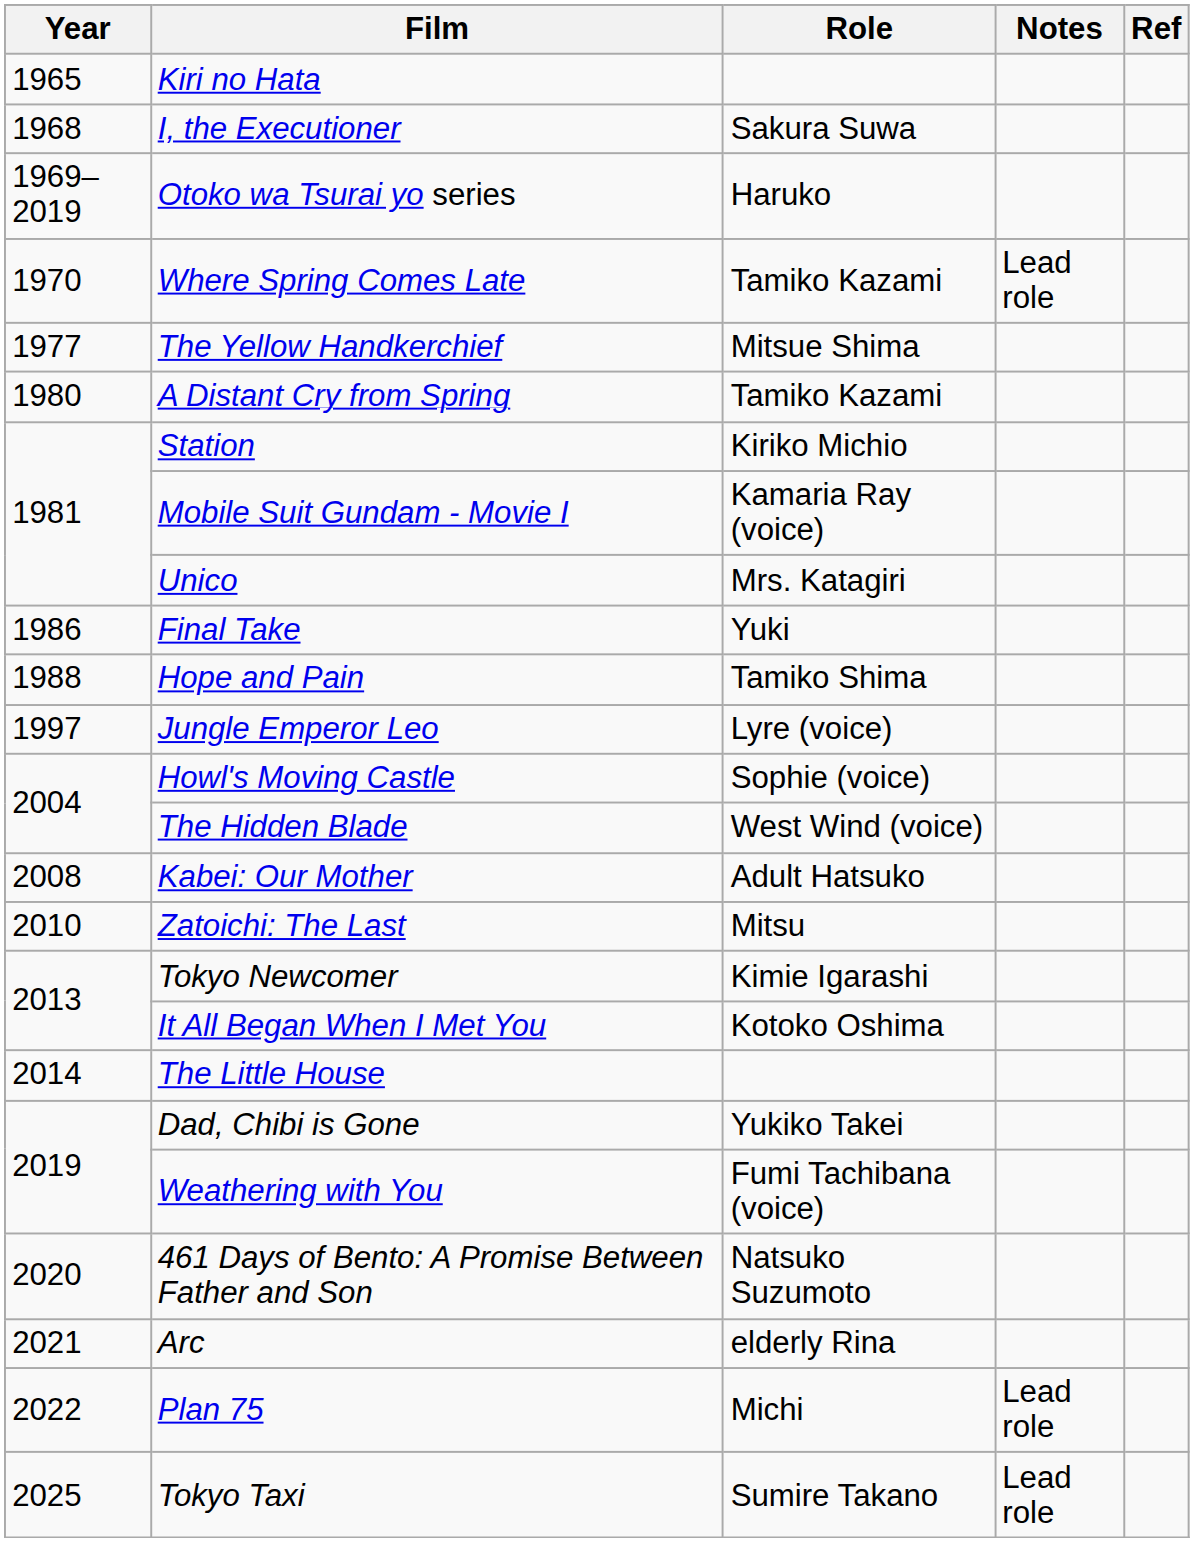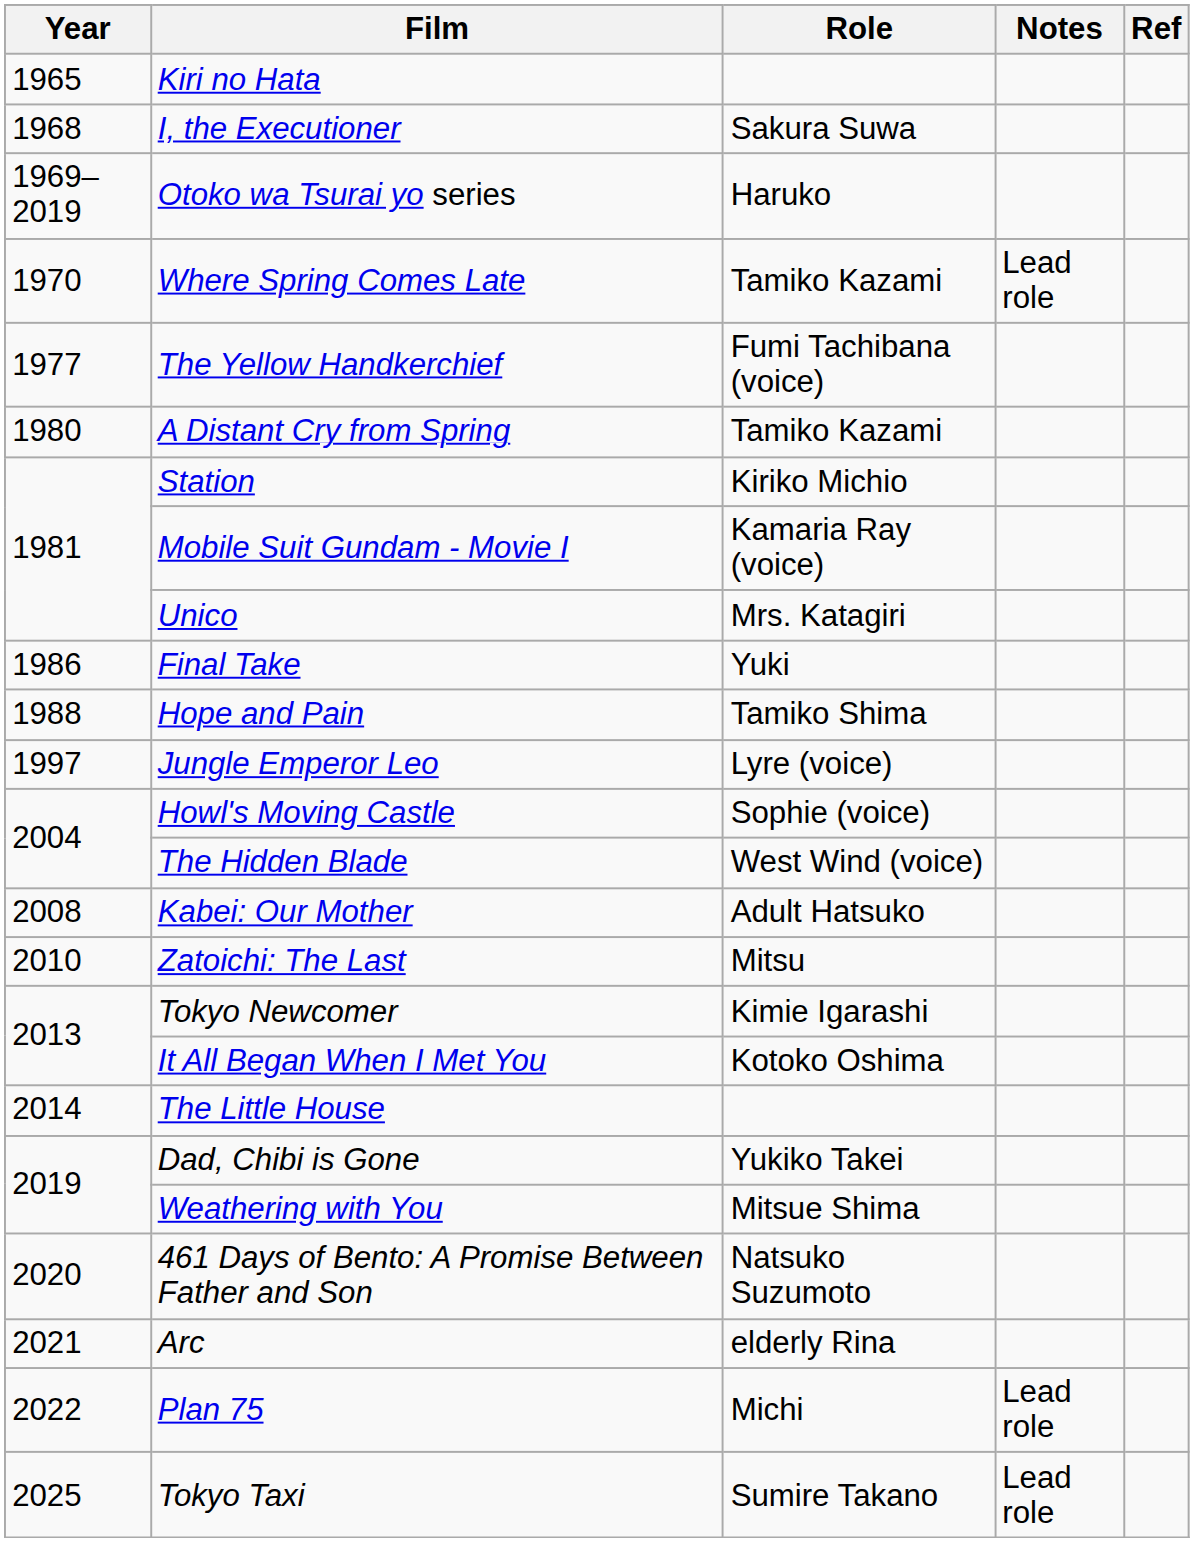(825, 346) Mitsue Shima -> (840, 364) Fumi Tachibana (voice)
(840, 1191) Fumi Tachibana (voice) -> (825, 1208) Mitsue Shima
